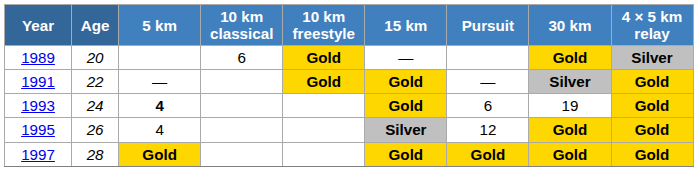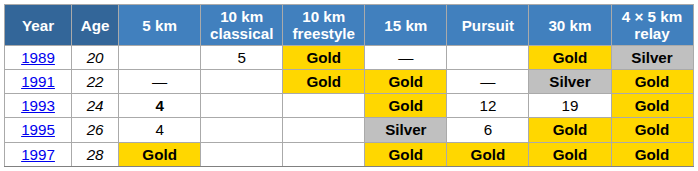(242, 58) 6 -> (242, 58) 5
(488, 106) 6 -> (488, 106) 12
(488, 130) 12 -> (488, 130) 6
